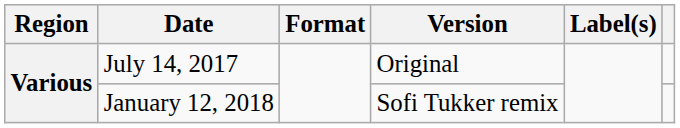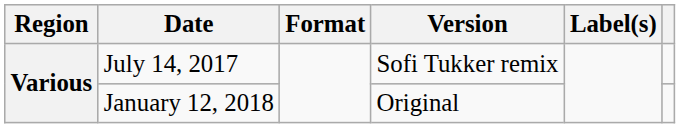(418, 63) Original -> (468, 63) Sofi Tukker remix
(468, 102) Sofi Tukker remix -> (418, 102) Original
